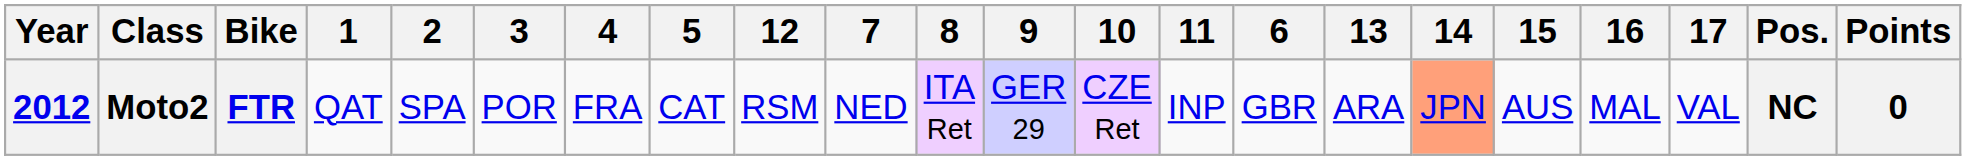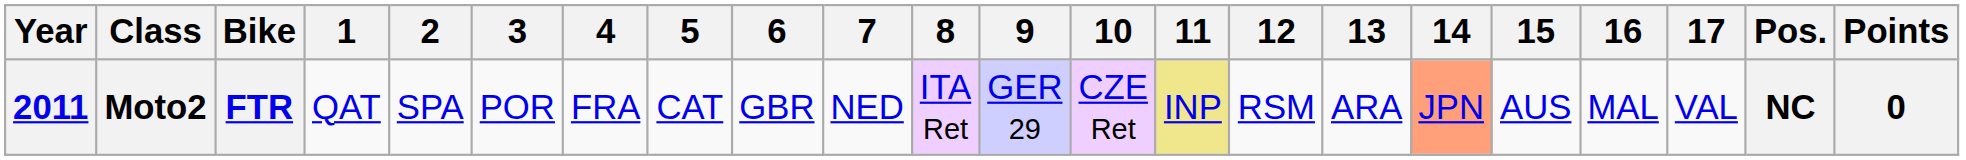columns swapped: (1279, 32) <-> (780, 32)
(52, 106) 2012 -> (51, 106) 2011
(1197, 106) no background -> (1193, 106) khaki background
